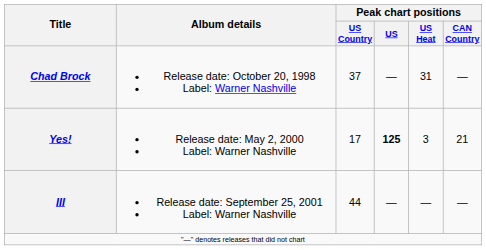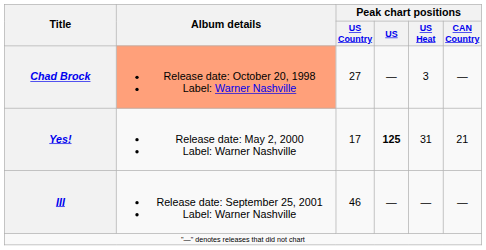(226, 83) no background -> (226, 83) lightsalmon background
(355, 77) 37 -> (355, 77) 27
(426, 77) 31 -> (426, 77) 3
(426, 139) 3 -> (426, 139) 31
(355, 202) 44 -> (355, 202) 46
